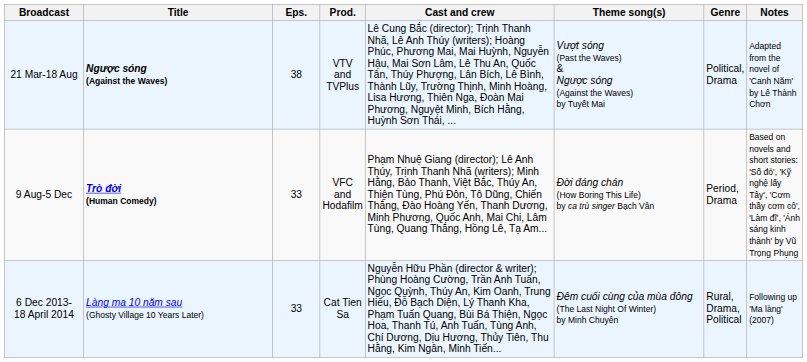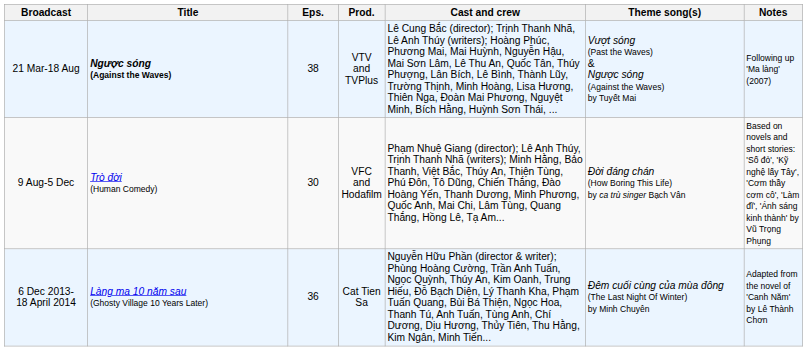- column: (725, 12)
(773, 75) Adapted from the novel of 'Canh Năm' by Lê Thành Chơn -> (770, 69) Following up 'Ma làng' (2007)
(121, 194) bold -> (124, 183) normal
(296, 194) 33 -> (313, 183) 30
(296, 309) 33 -> (313, 297) 36
(773, 309) Following up 'Ma làng' (2007) -> (772, 298) Adapted from the novel of 'Canh Năm' by Lê Thành Chơn
